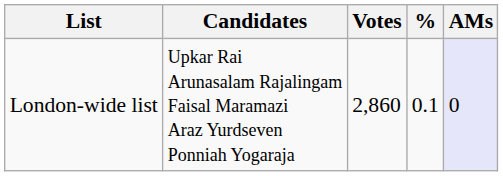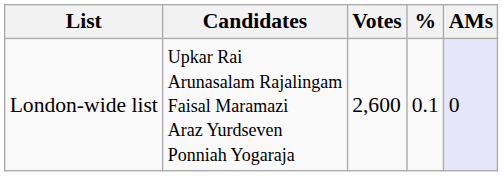(376, 104) 2,860 -> (376, 104) 2,600
